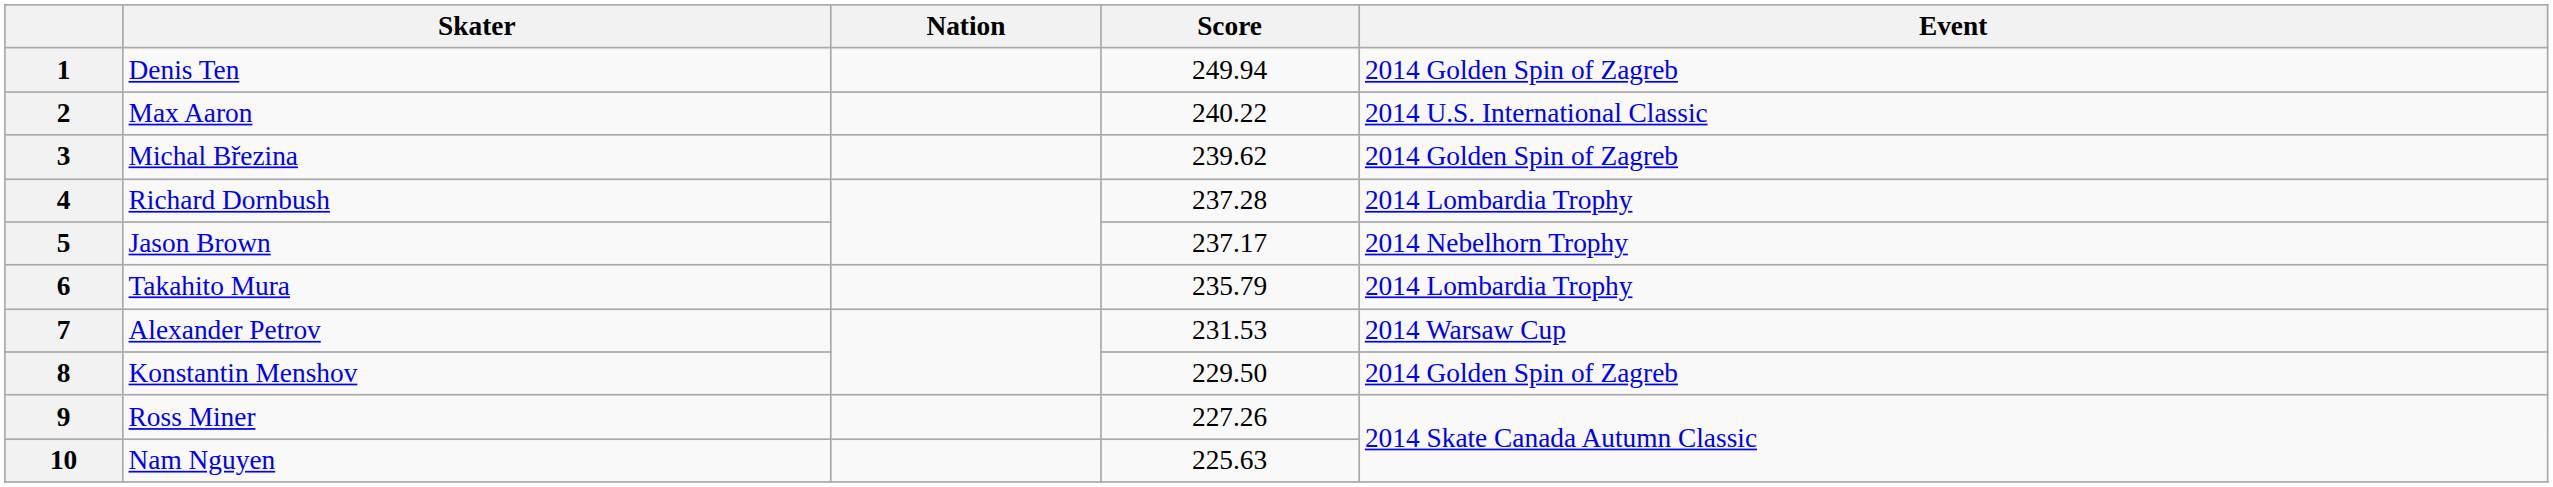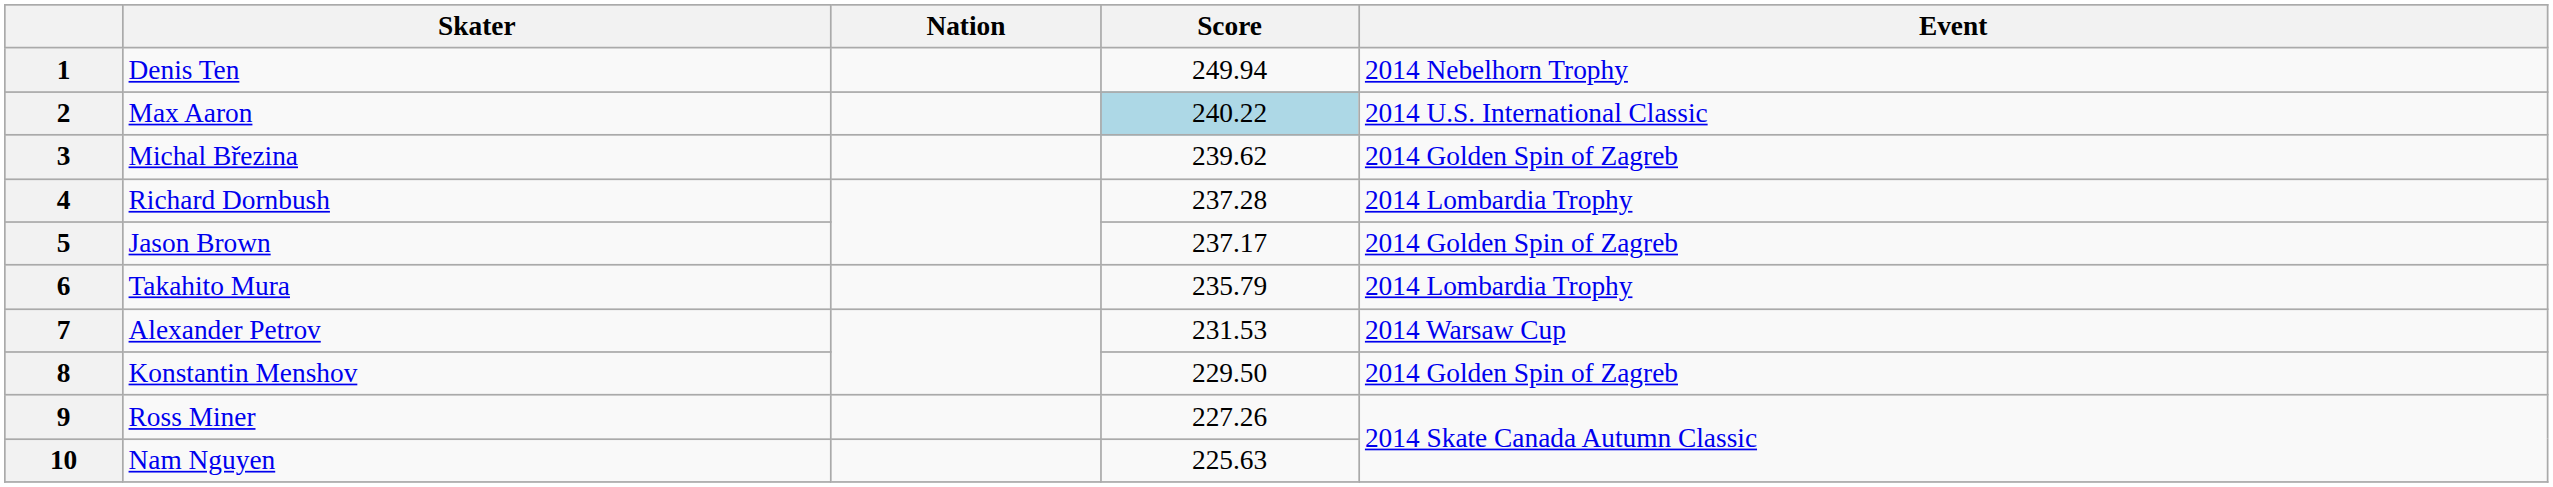(1521, 69) 2014 Golden Spin of Zagreb -> (1496, 69) 2014 Nebelhorn Trophy
(1230, 112) no background -> (1230, 112) lightblue background
(1496, 243) 2014 Nebelhorn Trophy -> (1521, 243) 2014 Golden Spin of Zagreb
